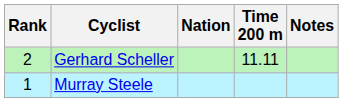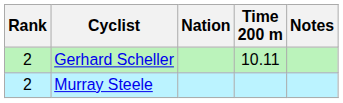(260, 60) 11.11 -> (260, 60) 10.11
(28, 85) 1 -> (28, 85) 2
